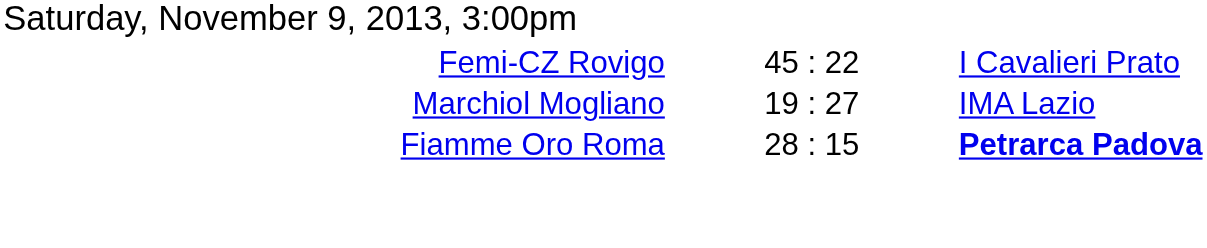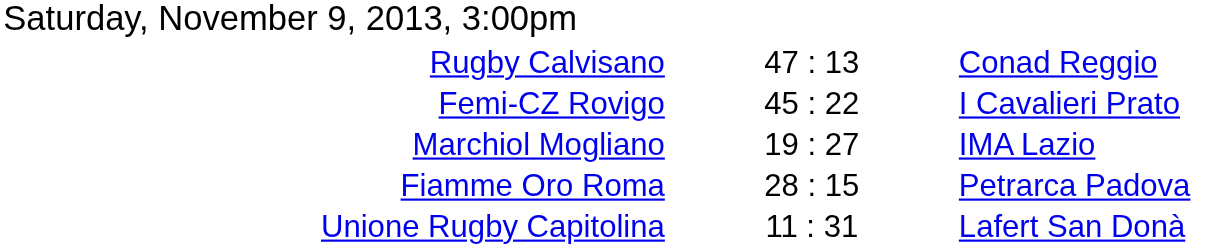+ row: (547, 62)
(1081, 145) bold -> (1075, 186) normal
+ row: (493, 227)
